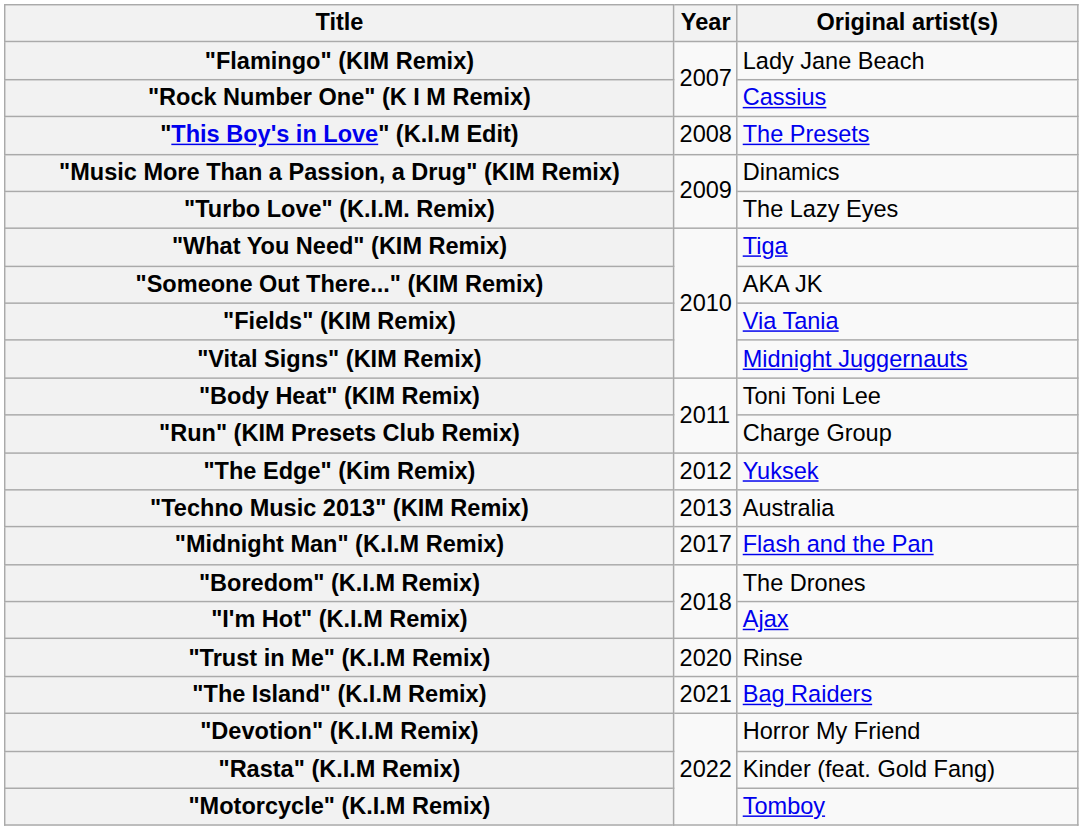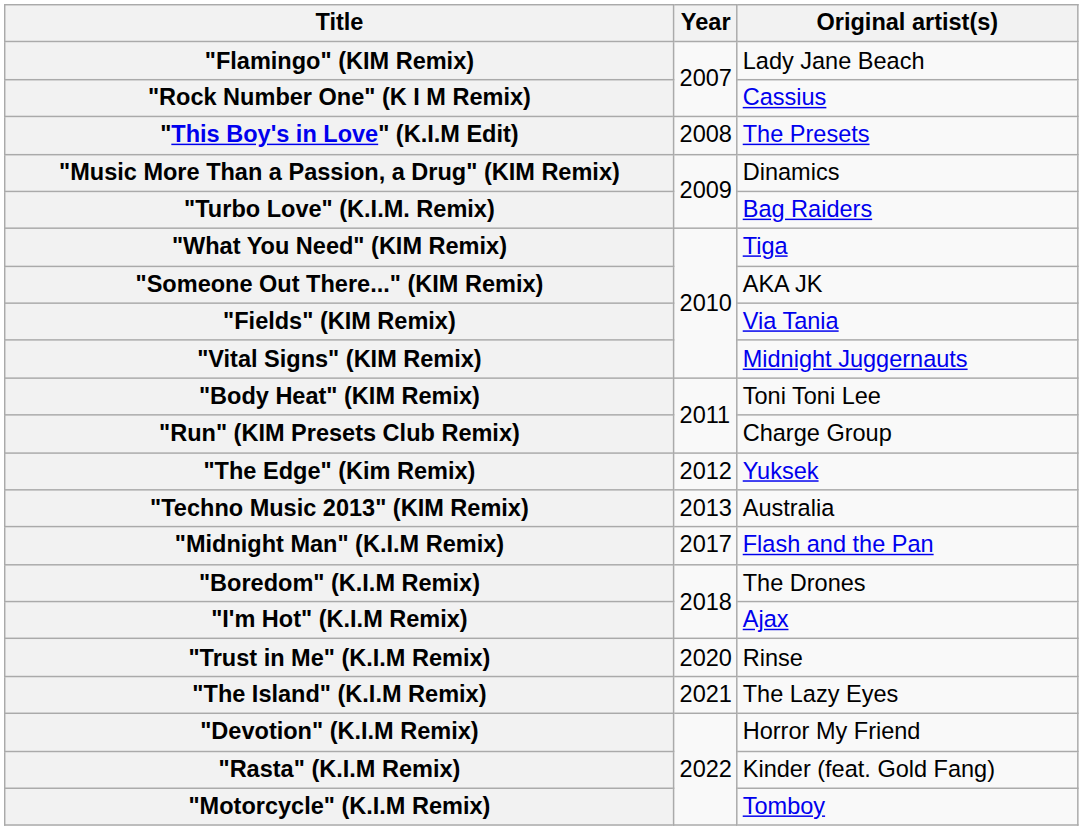(821, 209) The Lazy Eyes -> (807, 209) Bag Raiders
(807, 694) Bag Raiders -> (821, 694) The Lazy Eyes
